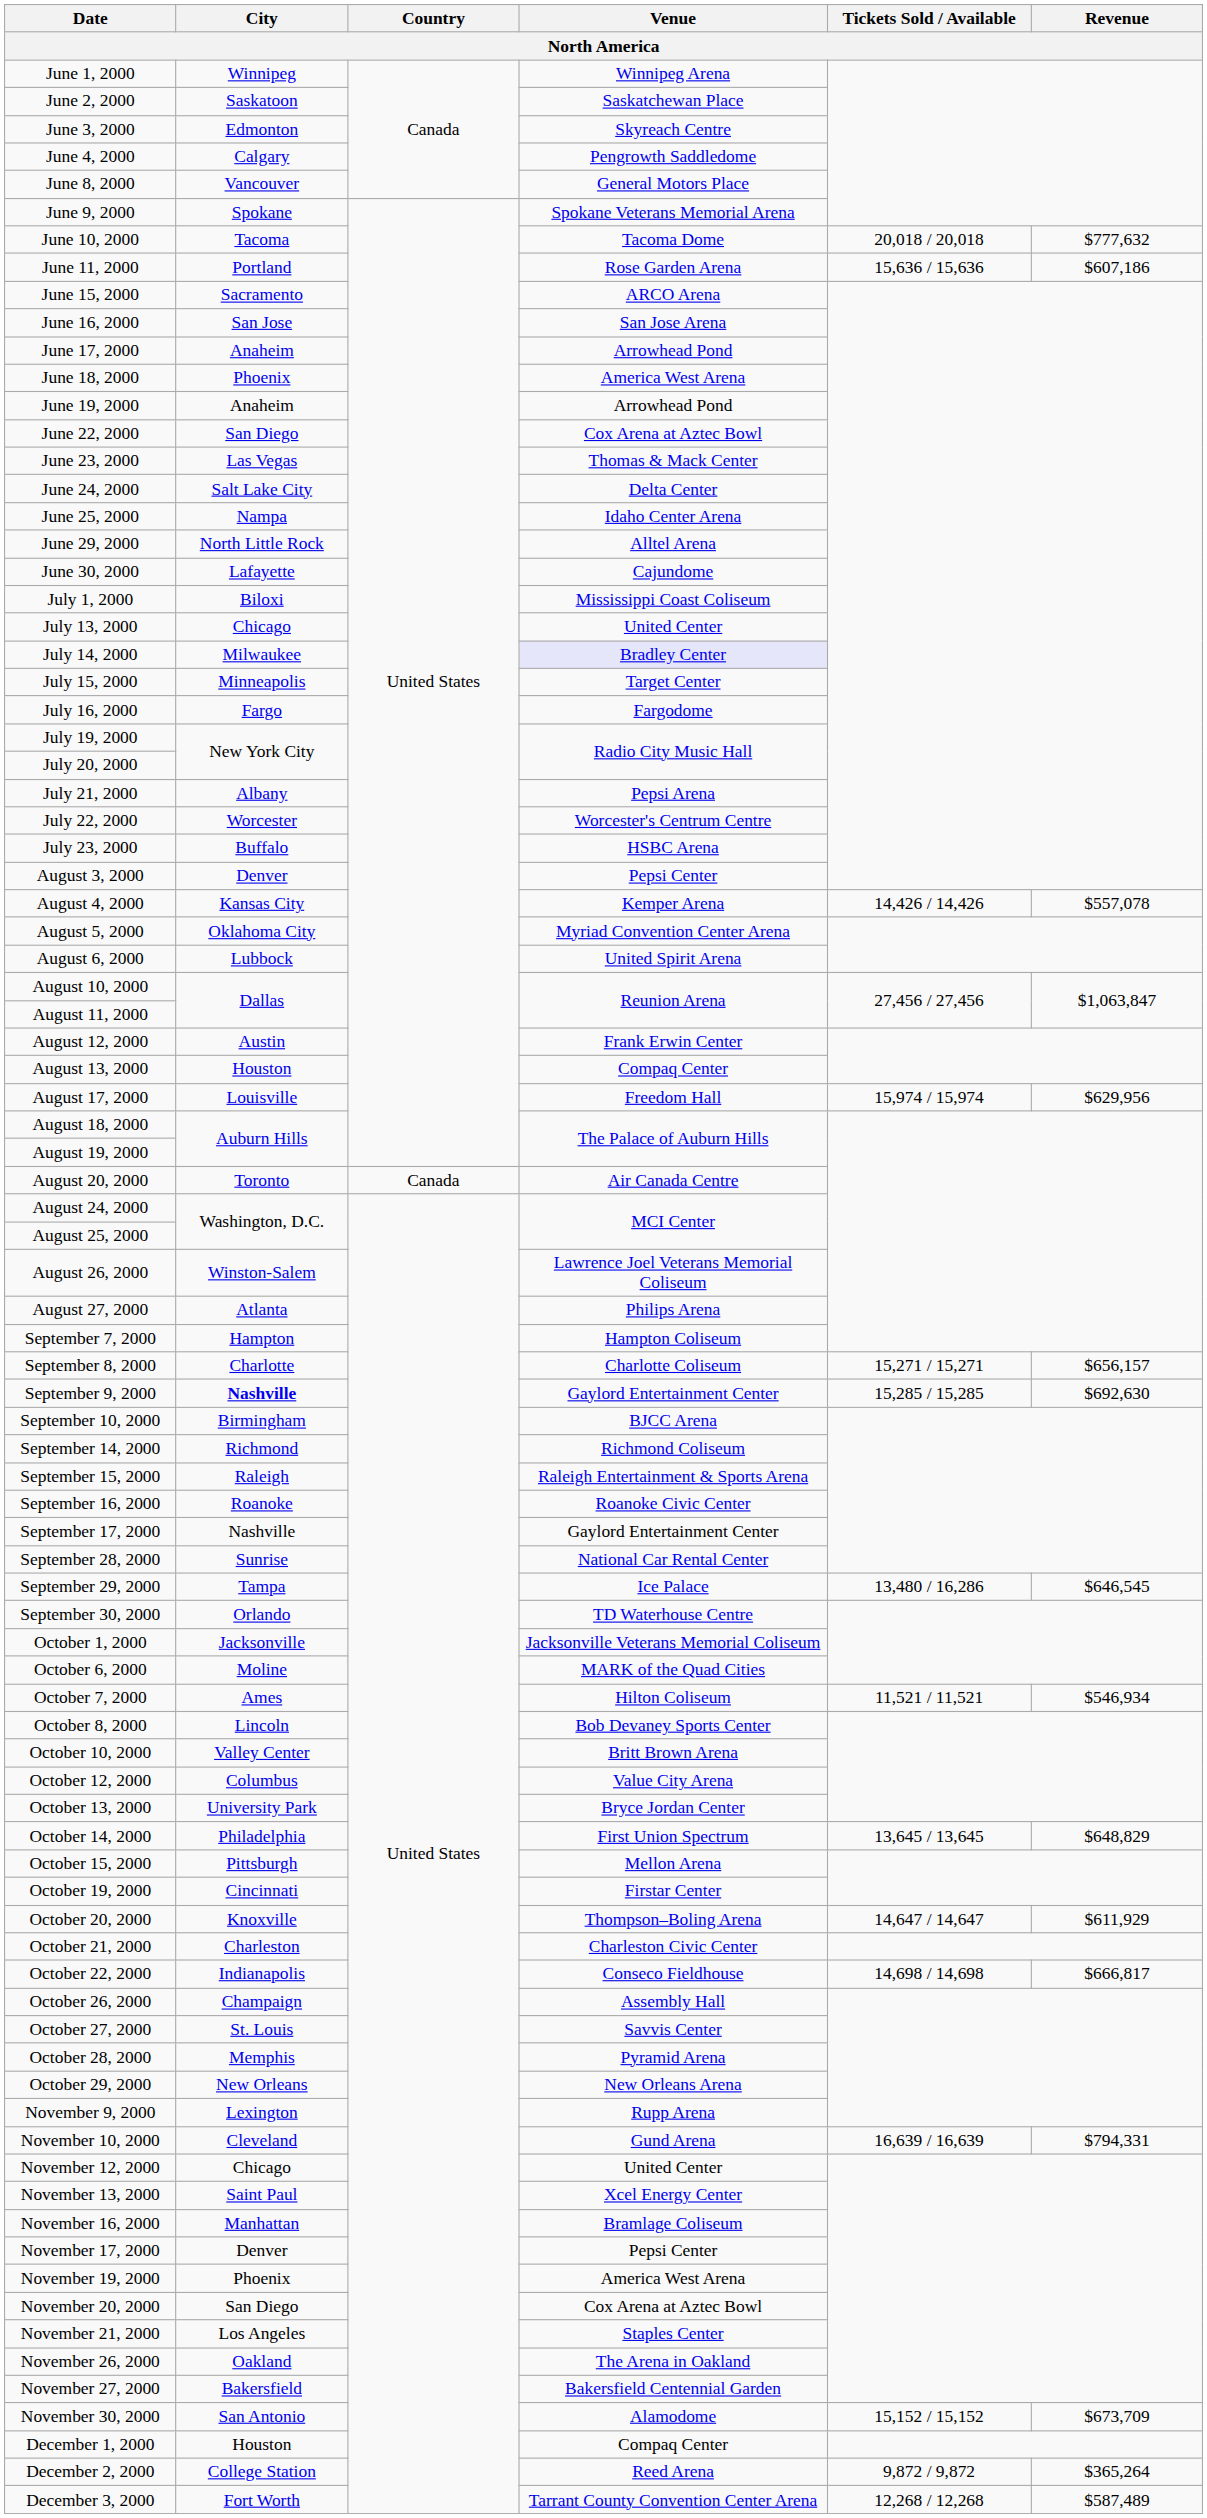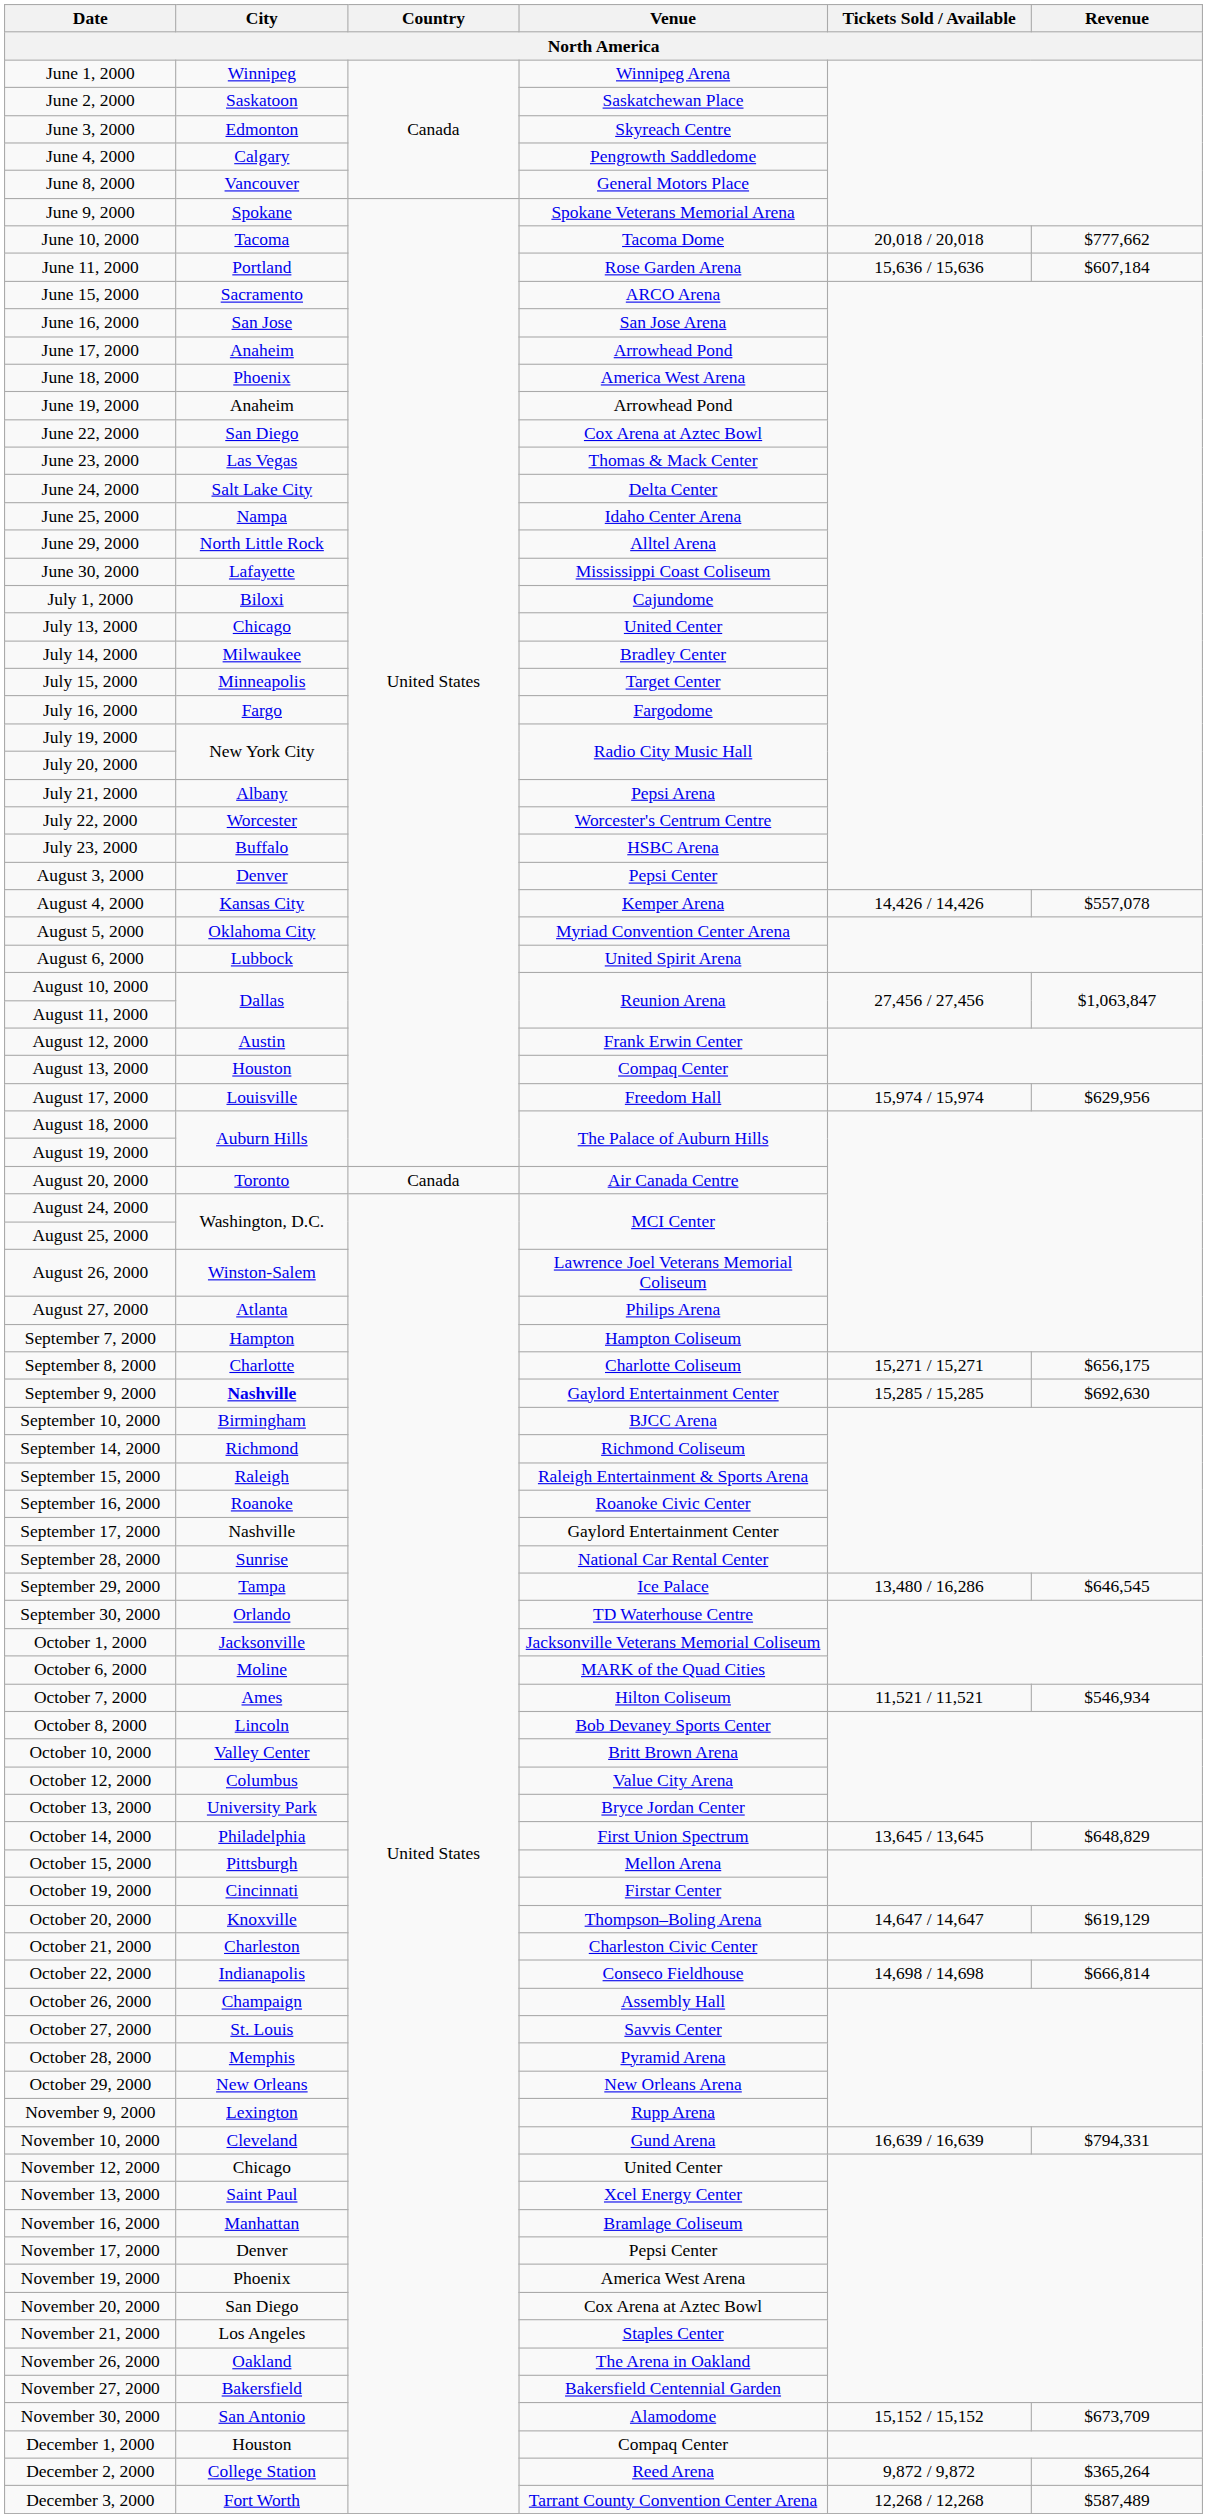(1117, 239) $777,632 -> (1117, 239) $777,662
(1117, 267) $607,186 -> (1117, 267) $607,184
(673, 571) Cajundome -> (673, 571) Mississippi Coast Coliseum
(673, 599) Mississippi Coast Coliseum -> (673, 599) Cajundome
(673, 654) lavender background -> (673, 654) no background
(1117, 1365) $656,157 -> (1117, 1365) $656,175
(1117, 1918) $611,929 -> (1117, 1918) $619,129
(1117, 1974) $666,817 -> (1117, 1974) $666,814
